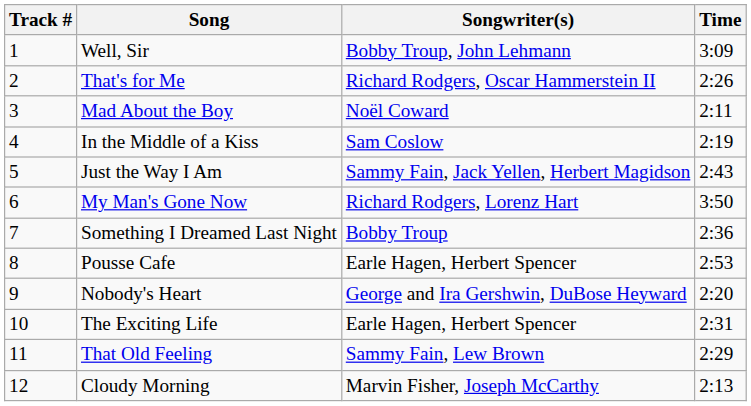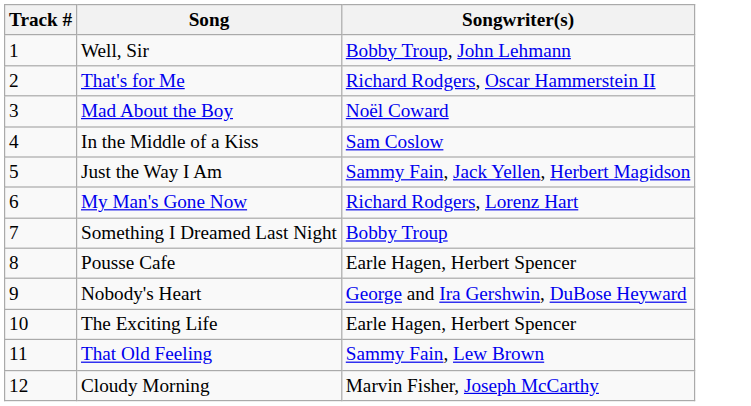- column: (720, 19)
